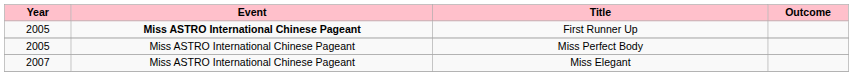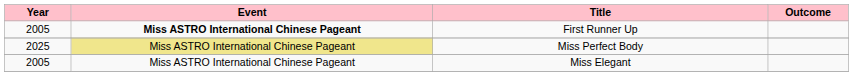(38, 46) 2005 -> (38, 46) 2025
(252, 46) no background -> (252, 46) khaki background
(38, 63) 2007 -> (38, 63) 2005
